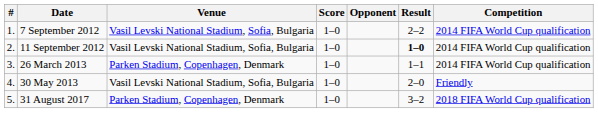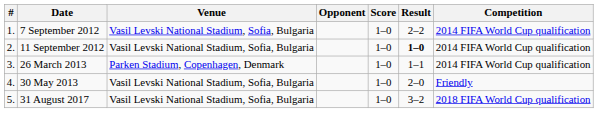columns swapped: (373, 13) <-> (332, 13)
(197, 99) Parken Stadium, Copenhagen, Denmark -> (212, 99) Vasil Levski National Stadium, Sofia, Bulgaria
